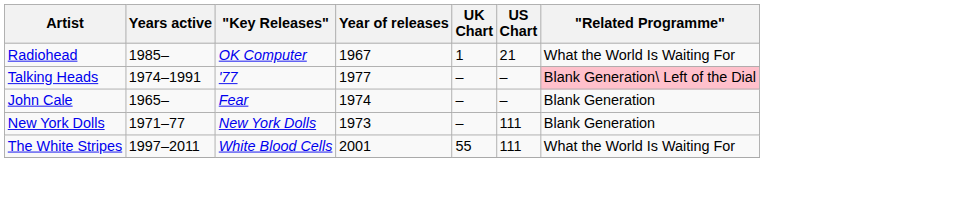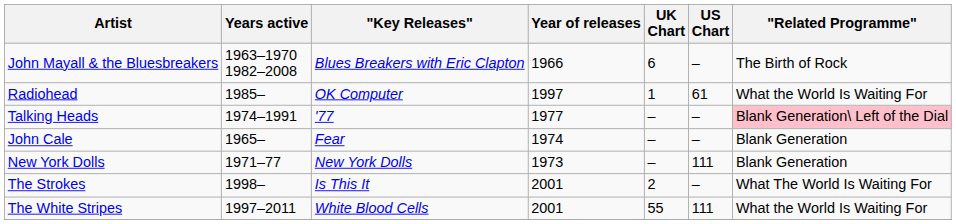+ row: (113, 63)
(355, 54) 1967 -> (547, 93) 1997
(508, 54) 21 -> (700, 93) 61
+ row: (47, 185)
